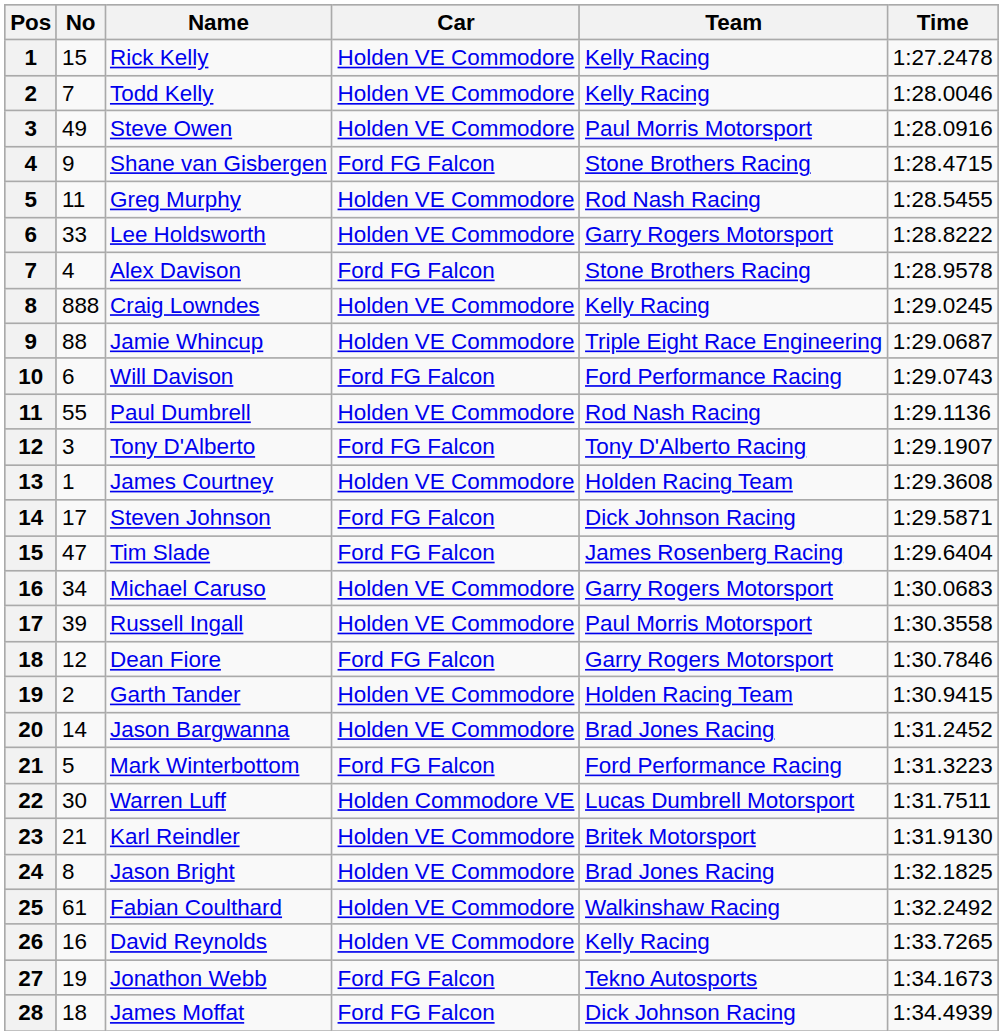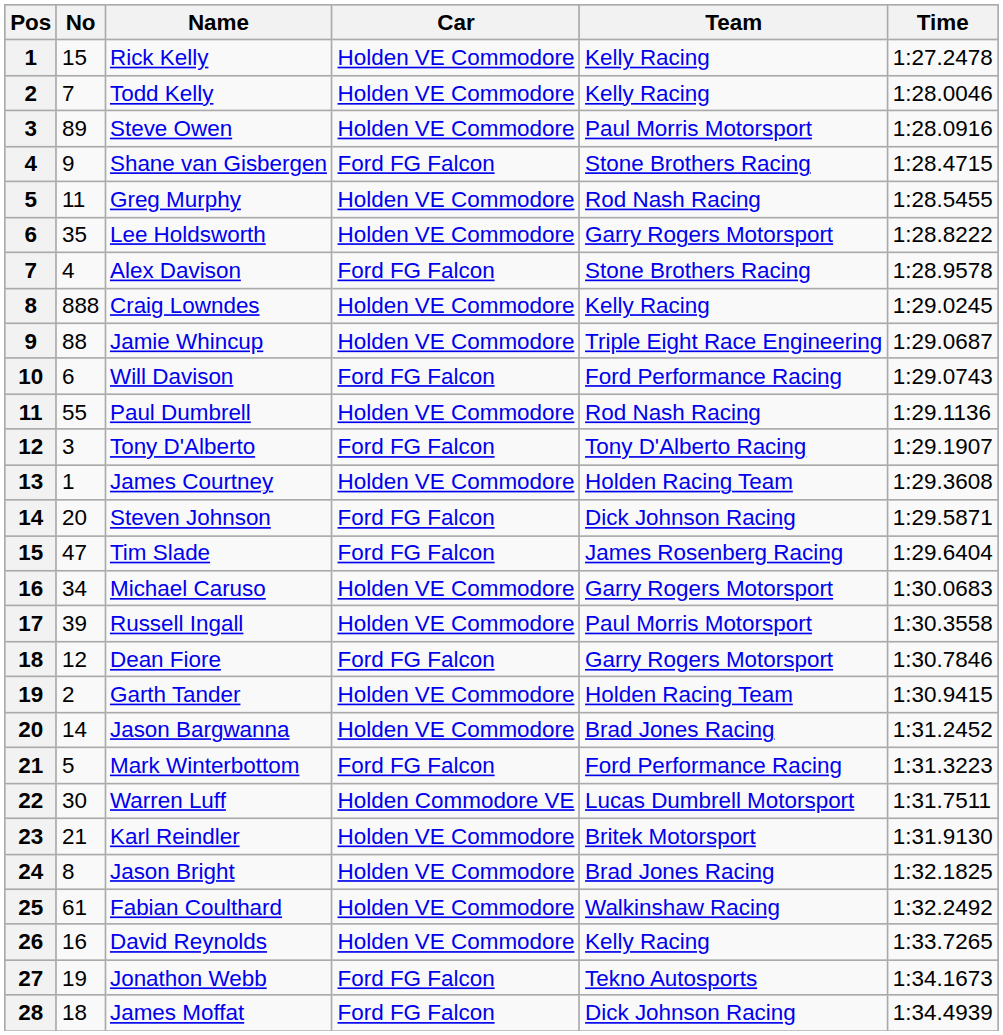(74, 128) 49 -> (74, 128) 89
(74, 234) 33 -> (74, 234) 35
(74, 517) 17 -> (74, 517) 20
